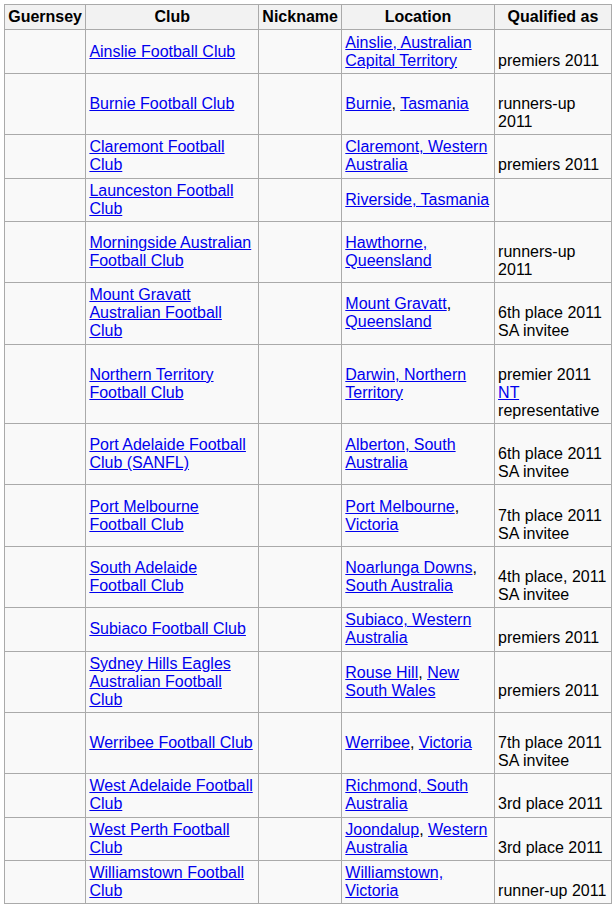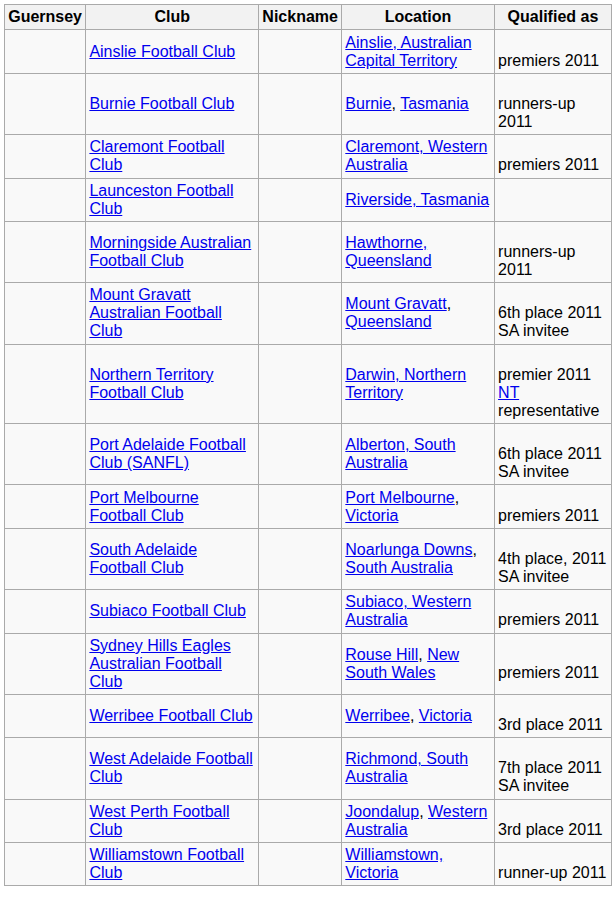(550, 524) 7th place 2011 SA invitee -> (549, 515) premiers 2011
(550, 752) 7th place 2011 SA invitee -> (550, 725) 3rd place 2011
(550, 804) 3rd place 2011 -> (550, 777) 7th place 2011 SA invitee
